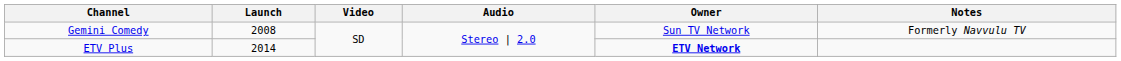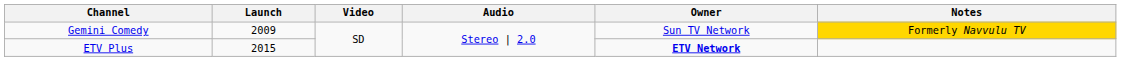(263, 30) 2008 -> (263, 30) 2009
(967, 30) no background -> (967, 30) gold background
(263, 47) 2014 -> (263, 47) 2015
